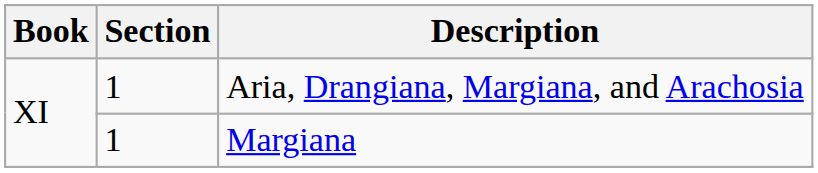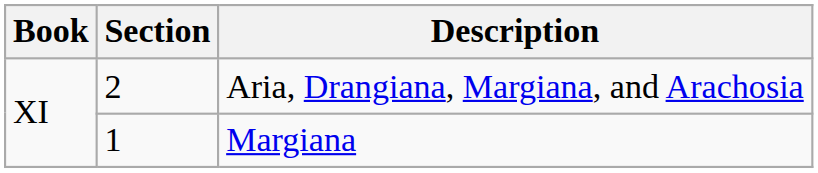(113, 85) 1 -> (113, 85) 2
